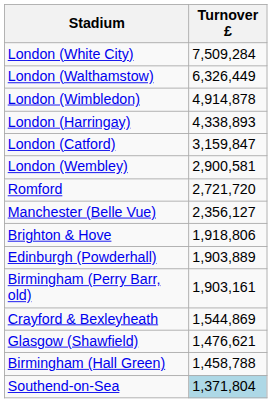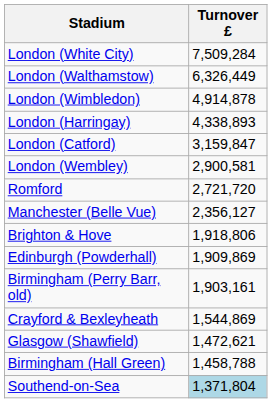(224, 257) 1,903,889 -> (224, 257) 1,909,869
(224, 341) 1,476,621 -> (224, 341) 1,472,621
